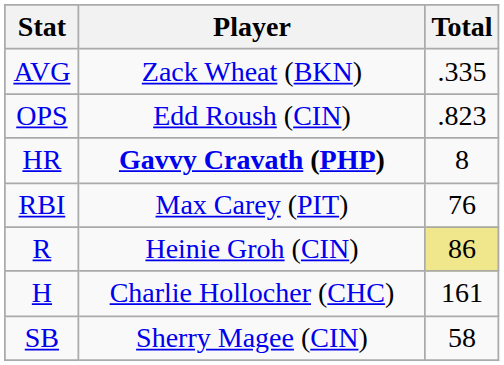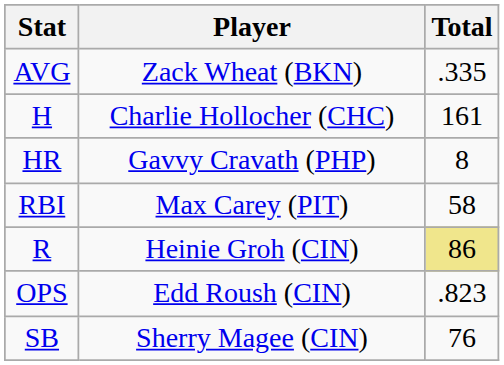rows swapped: (42, 115) <-> (42, 293)
(252, 159) bold -> (252, 159) normal
(462, 204) 76 -> (462, 204) 58
(462, 337) 58 -> (462, 337) 76
